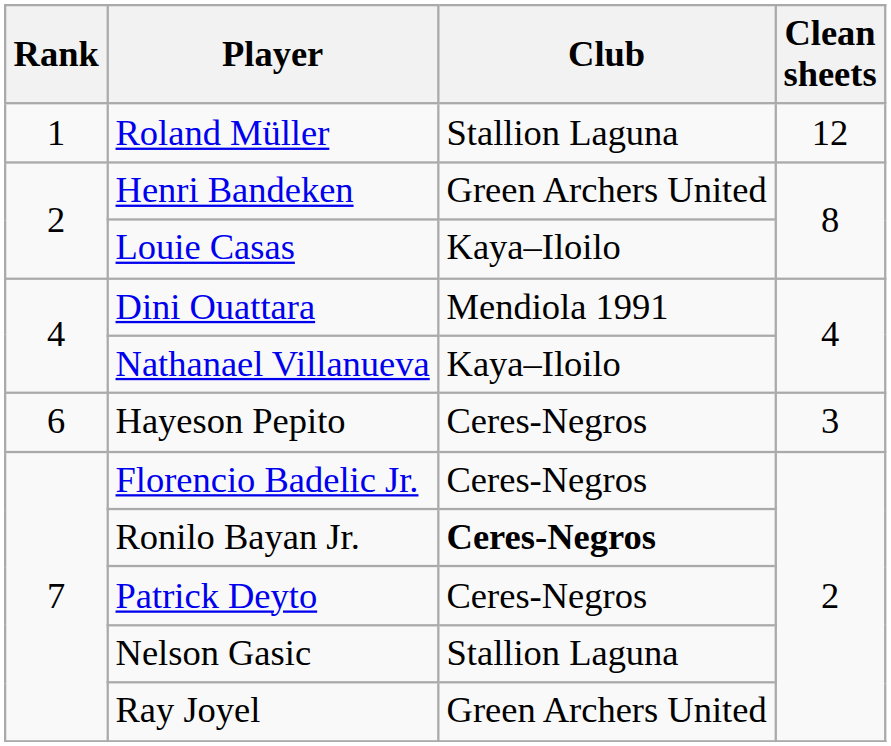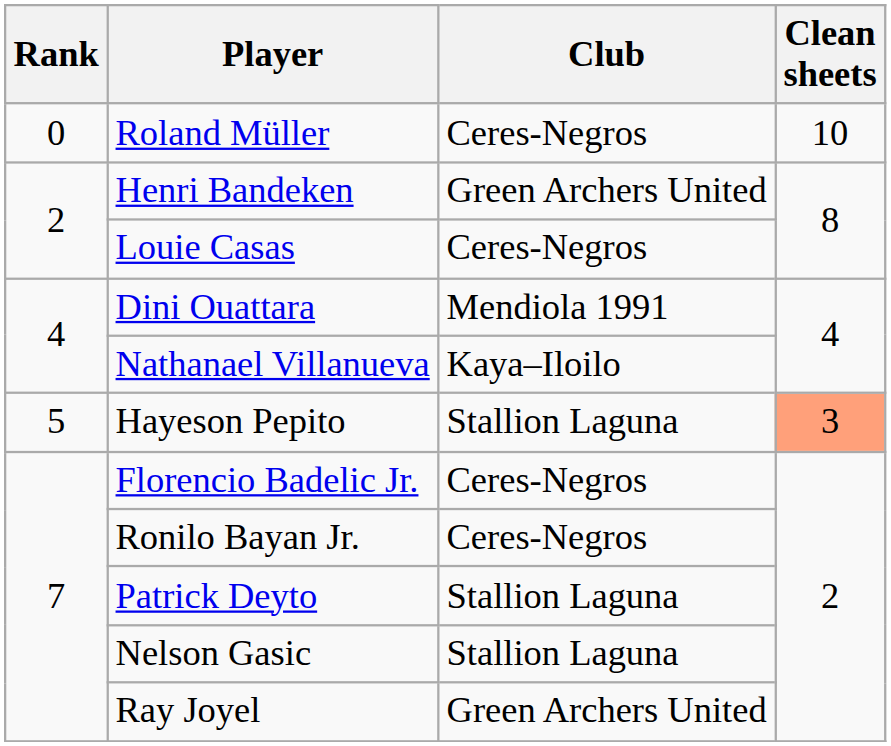(56, 132) 1 -> (56, 132) 0
(563, 132) Stallion Laguna -> (547, 132) Ceres-Negros
(830, 132) 12 -> (830, 132) 10
(534, 248) Kaya–Iloilo -> (547, 248) Ceres-Negros
(56, 421) 6 -> (56, 421) 5
(547, 421) Ceres-Negros -> (563, 421) Stallion Laguna
(830, 421) no background -> (830, 421) lightsalmon background
(551, 537) bold -> (547, 537) normal
(547, 595) Ceres-Negros -> (563, 595) Stallion Laguna
